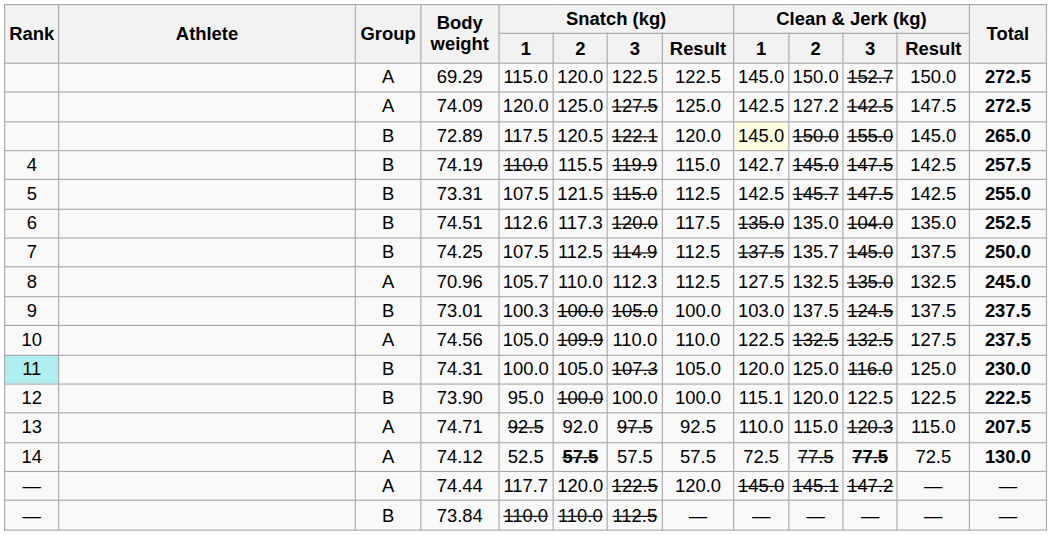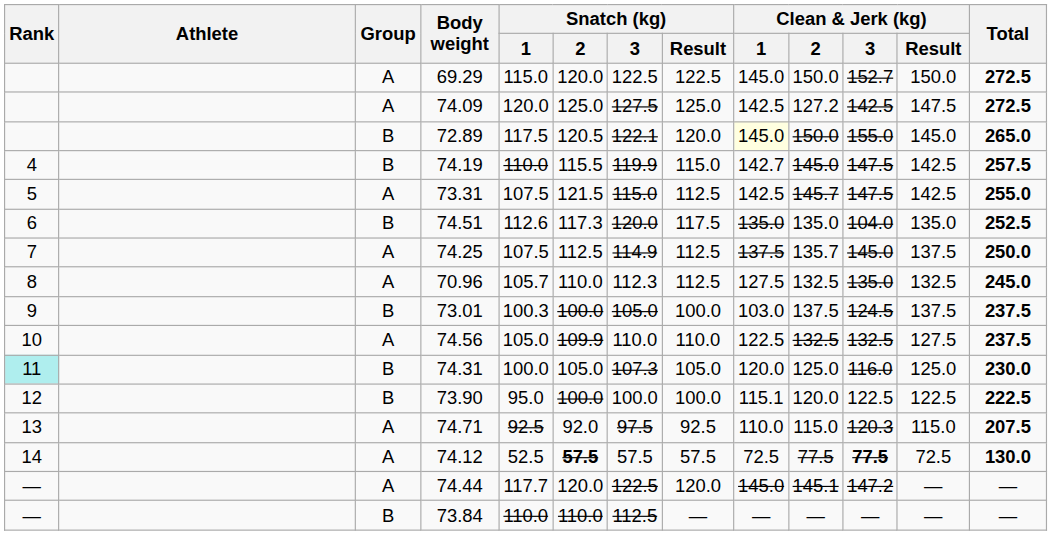(388, 194) B -> (388, 194) A
(388, 252) B -> (388, 252) A
